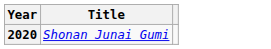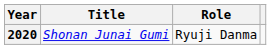+ column: (216, 15)
